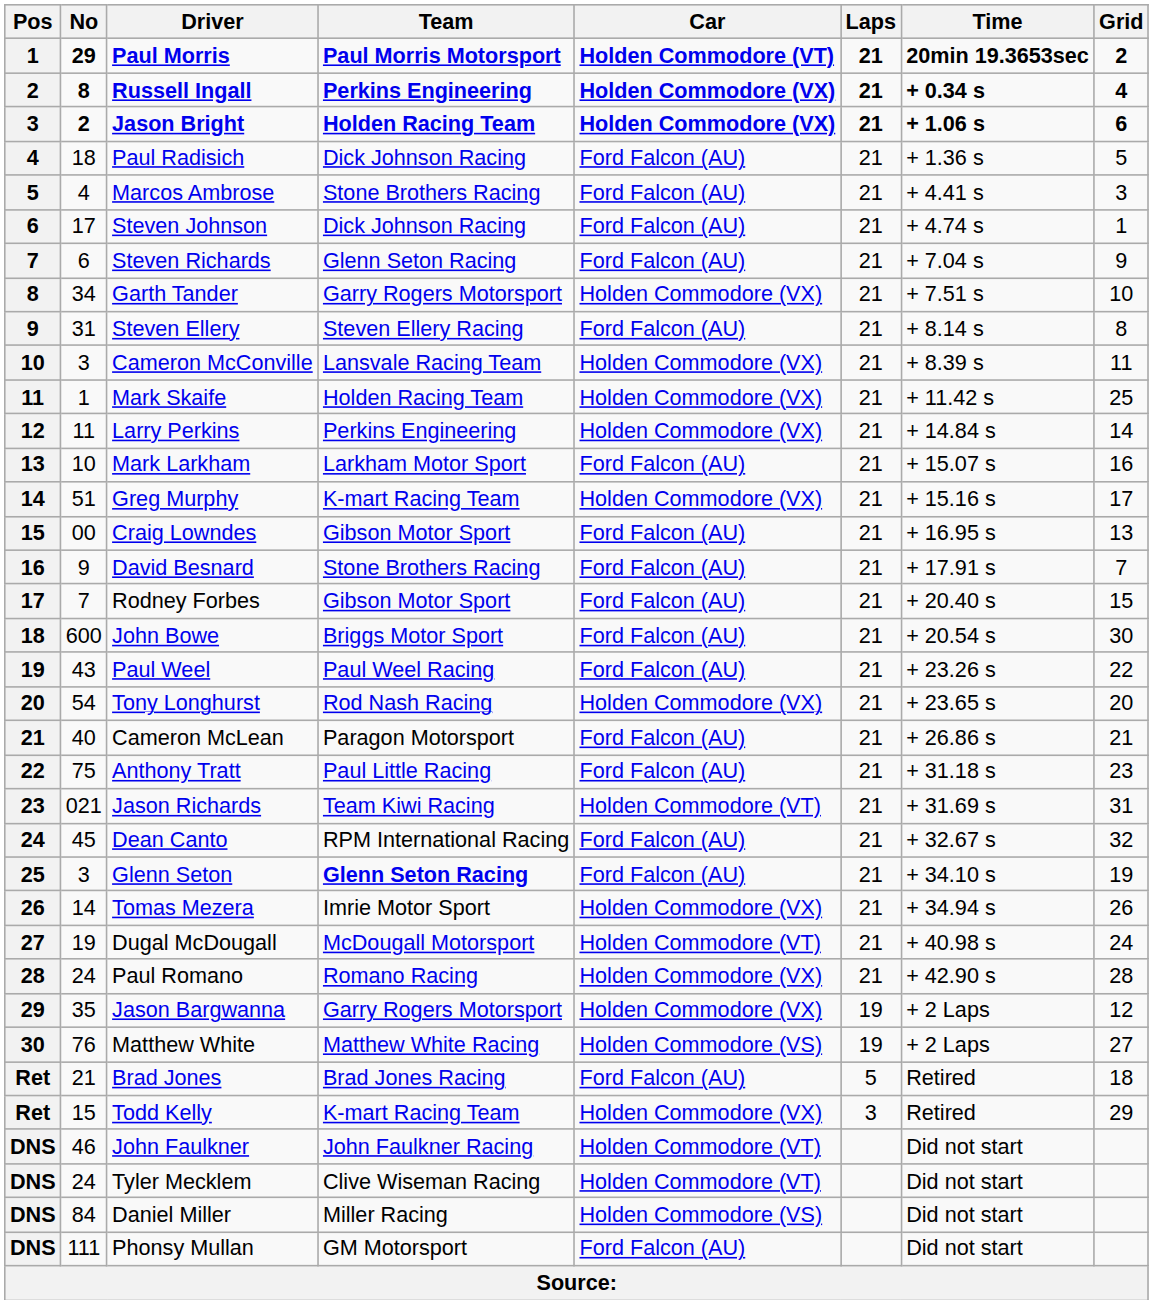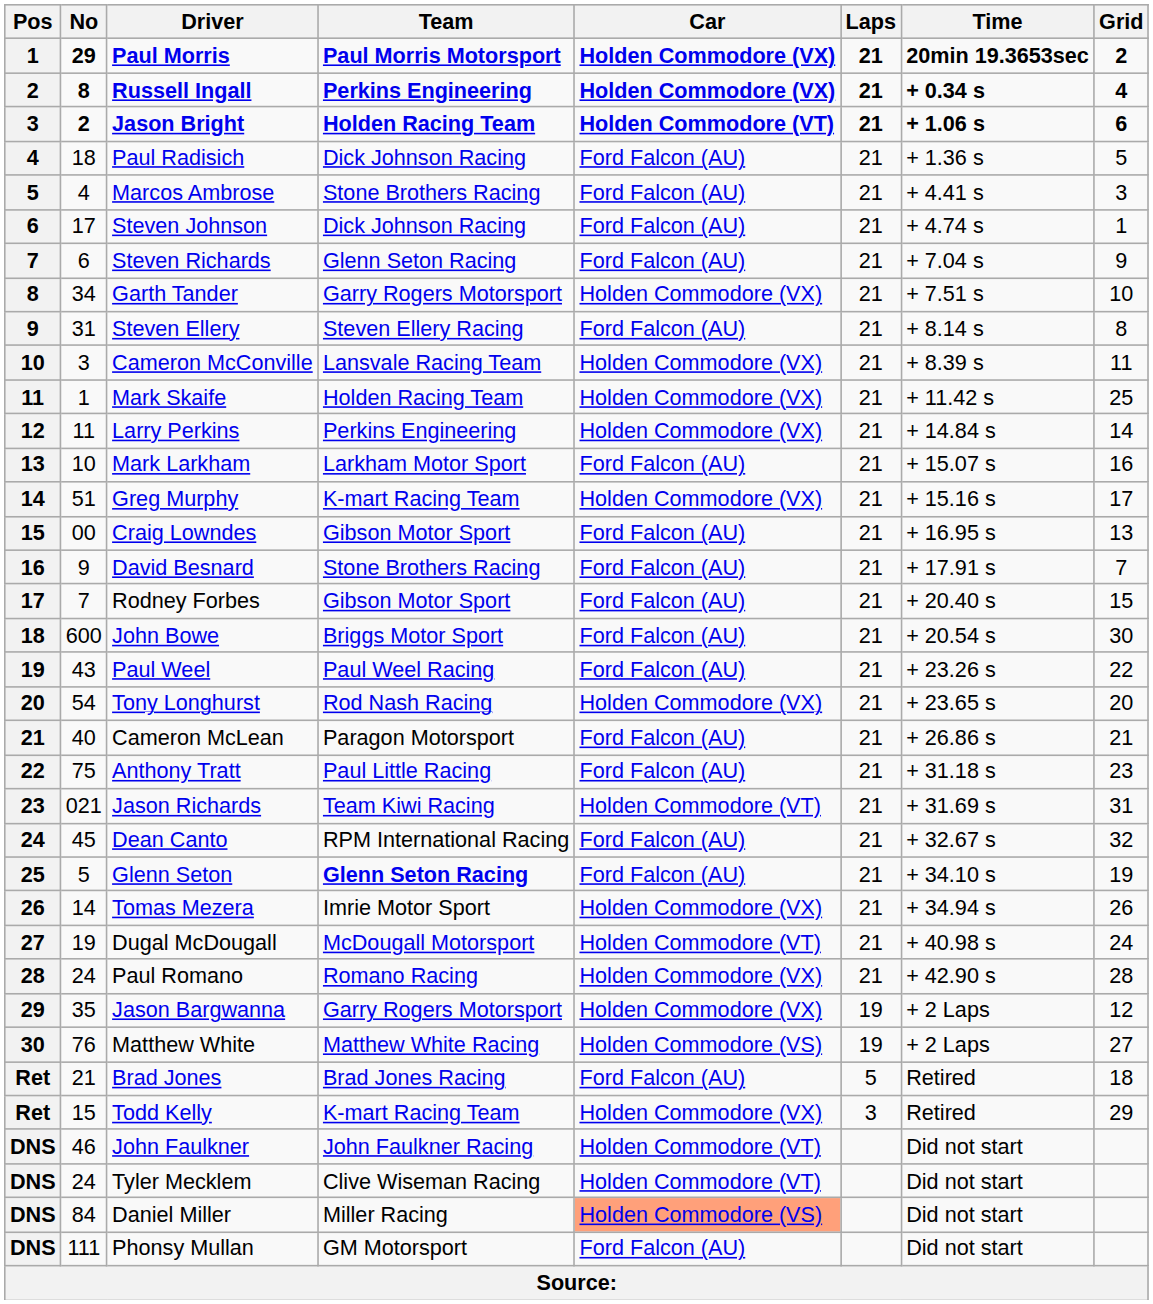(707, 56) Holden Commodore (VT) -> (707, 56) Holden Commodore (VX)
(707, 124) Holden Commodore (VX) -> (707, 124) Holden Commodore (VT)
(84, 874) 3 -> (84, 874) 5
(701, 1214) no background -> (701, 1214) lightsalmon background
